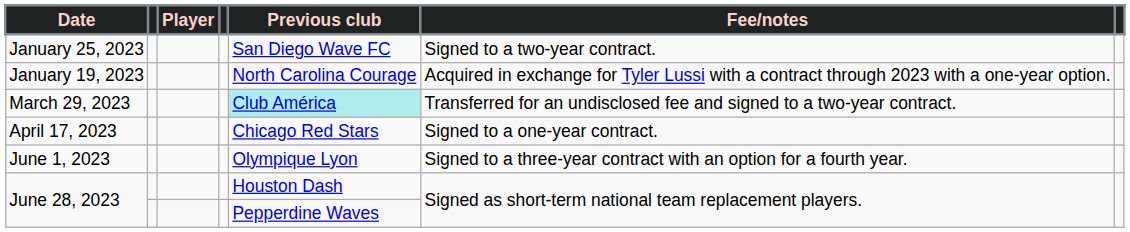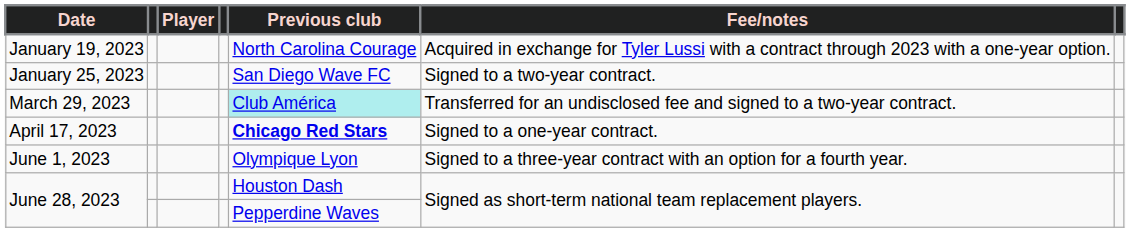rows swapped: (77, 76) <-> (77, 49)
(306, 131) normal -> (310, 131) bold
